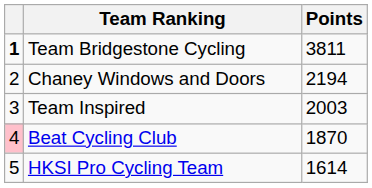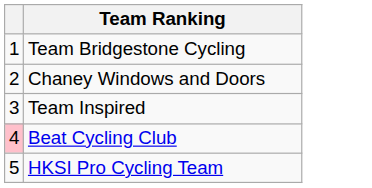- column: (334, 19)
(14, 49) bold -> (14, 49) normal
